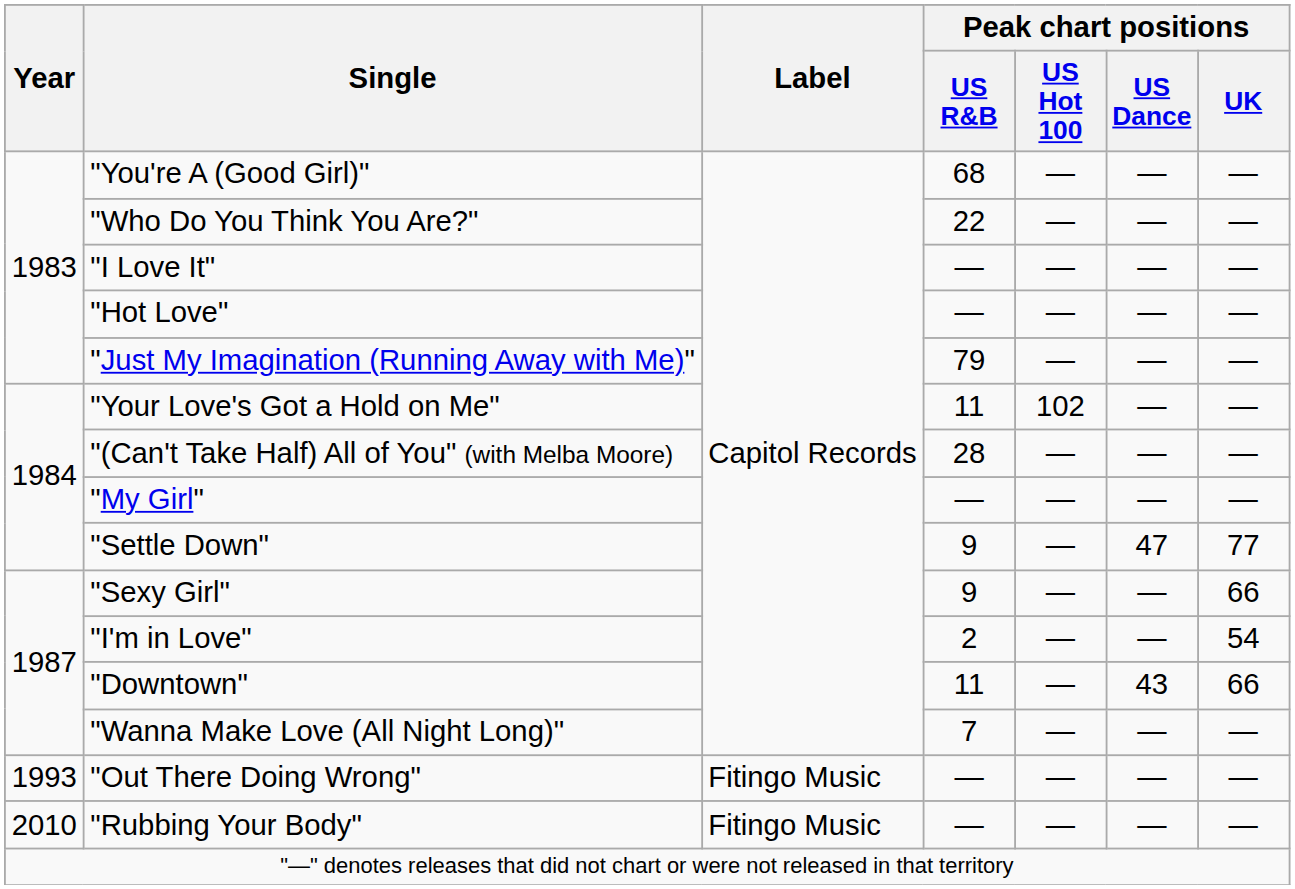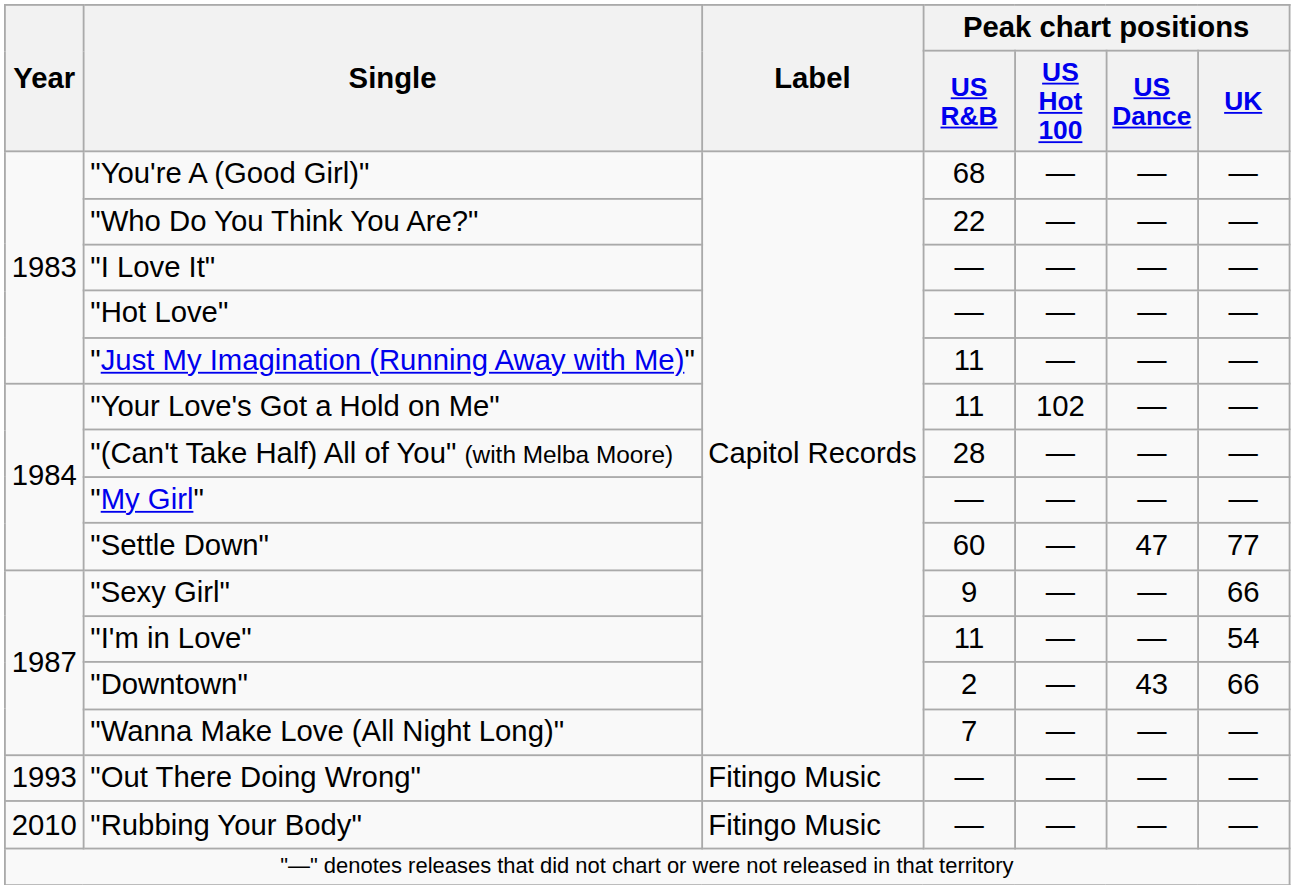(969, 360) 79 -> (969, 360) 11
(969, 545) 9 -> (969, 545) 60
(969, 638) 2 -> (969, 638) 11
(969, 685) 11 -> (969, 685) 2
